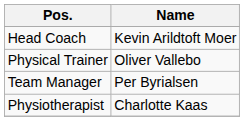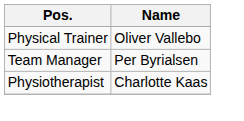- row: (47, 37)
